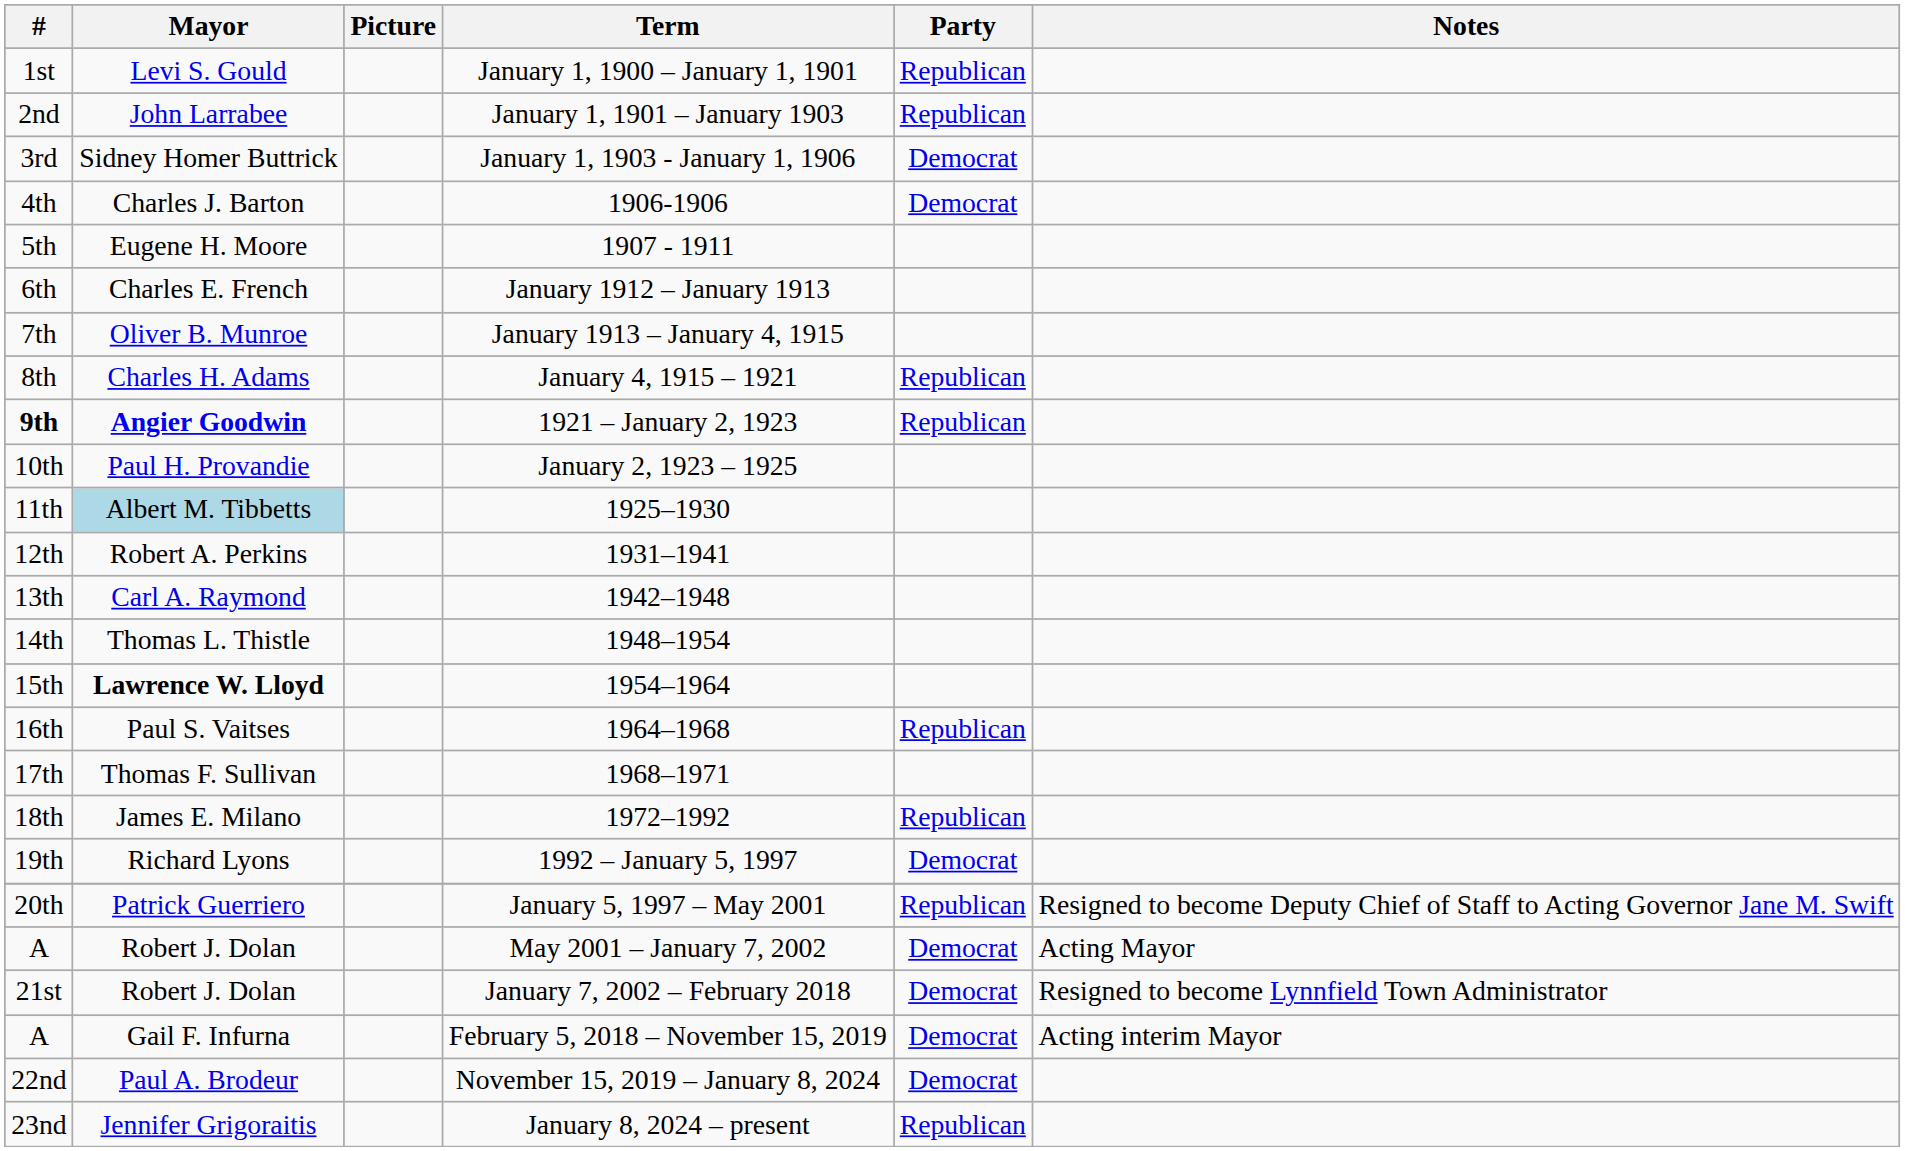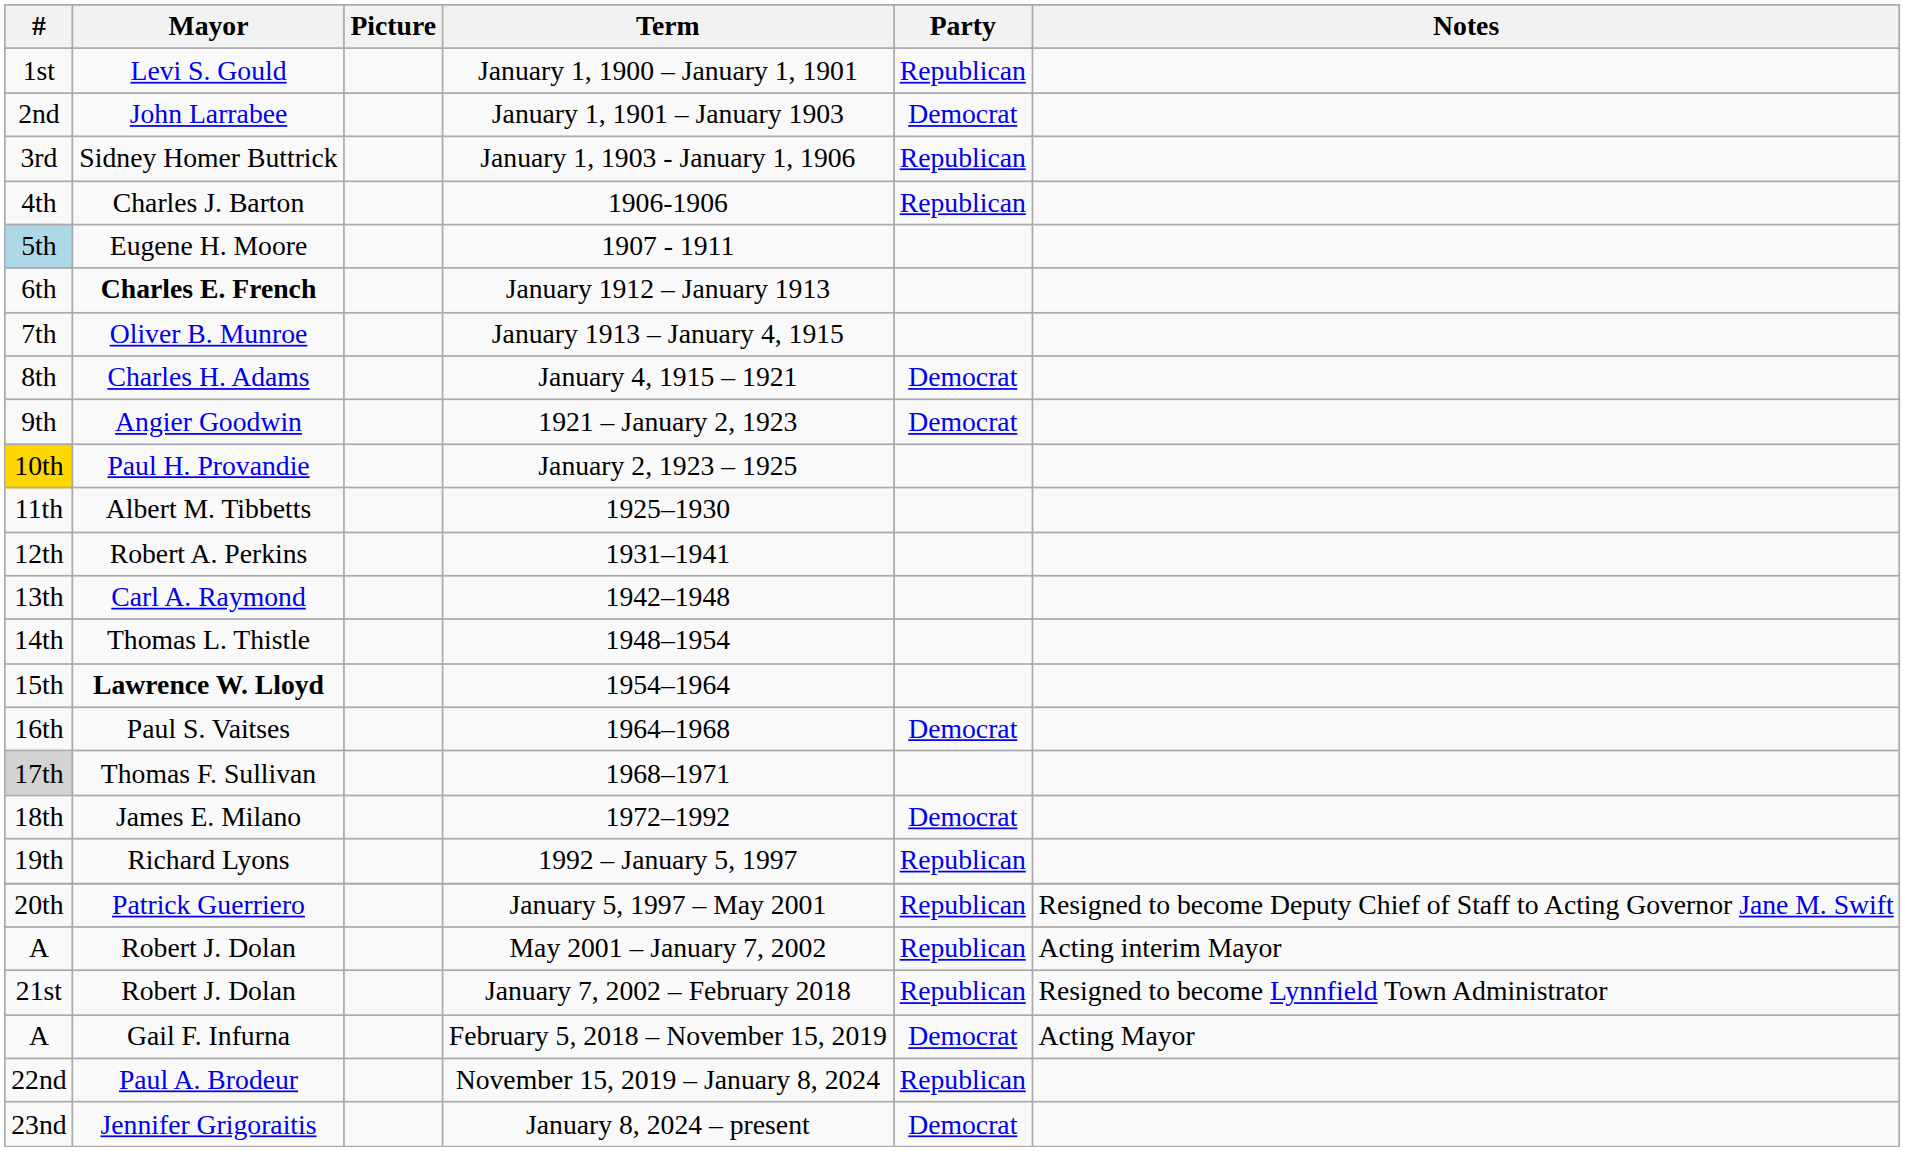(963, 114) Republican -> (963, 114) Democrat
(963, 158) Democrat -> (963, 158) Republican
(963, 202) Democrat -> (963, 202) Republican
(39, 245) no background -> (39, 245) lightblue background
(209, 289) normal -> (209, 289) bold
(963, 377) Republican -> (963, 377) Democrat
(39, 421) bold -> (39, 421) normal
(209, 421) bold -> (209, 421) normal
(963, 421) Republican -> (963, 421) Democrat
(39, 465) no background -> (39, 465) gold background
(209, 509) lightblue background -> (209, 509) no background
(963, 728) Republican -> (963, 728) Democrat
(39, 772) no background -> (39, 772) lightgrey background
(963, 816) Republican -> (963, 816) Democrat
(963, 860) Democrat -> (963, 860) Republican
(963, 948) Democrat -> (963, 948) Republican
(1117, 948) Acting Mayor -> (1160, 948) Acting interim Mayor
(963, 992) Democrat -> (963, 992) Republican
(1160, 1036) Acting interim Mayor -> (1117, 1036) Acting Mayor
(963, 1080) Democrat -> (963, 1080) Republican
(963, 1123) Republican -> (963, 1123) Democrat
